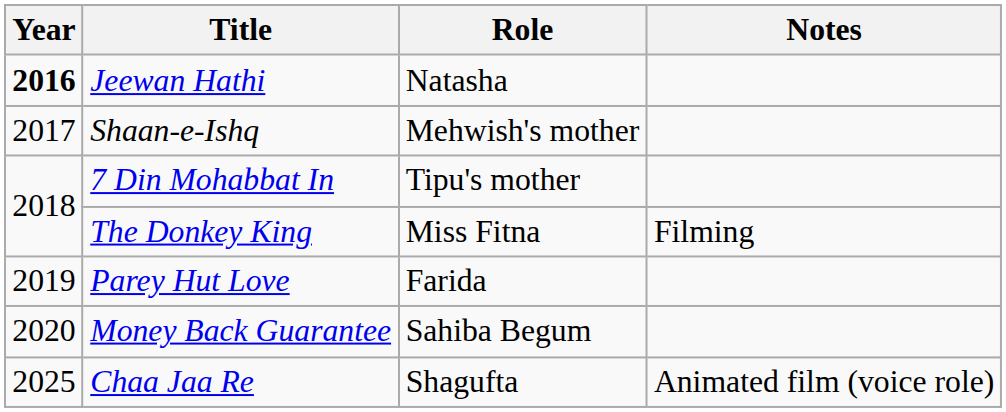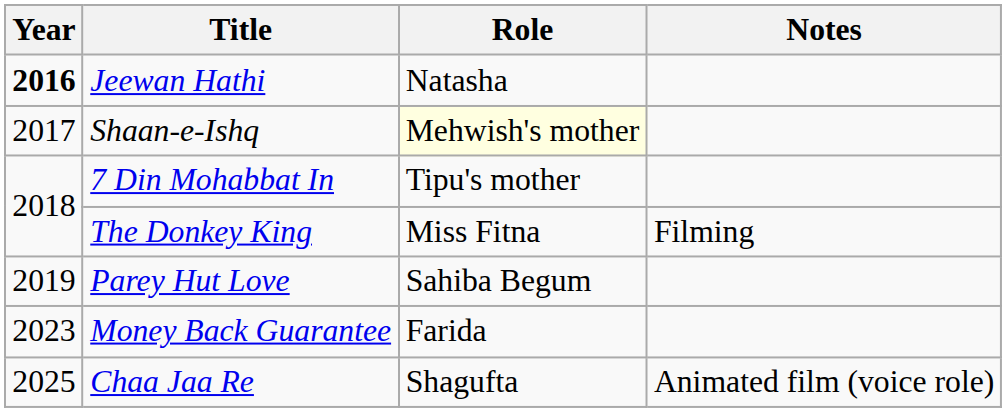(522, 130) no background -> (522, 130) lightyellow background
(446, 280) Farida -> (499, 280) Sahiba Begum
(44, 331) 2020 -> (44, 331) 2023
(499, 331) Sahiba Begum -> (446, 331) Farida
